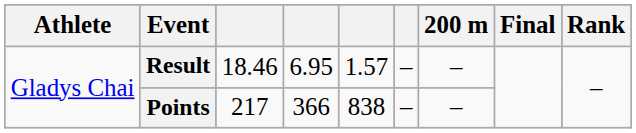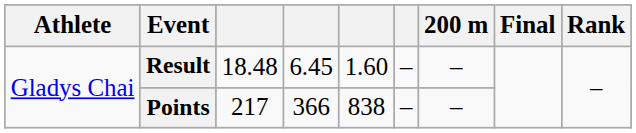(250, 66) 18.46 -> (250, 66) 18.48
(311, 66) 6.95 -> (311, 66) 6.45
(366, 66) 1.57 -> (366, 66) 1.60
